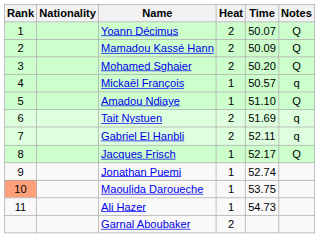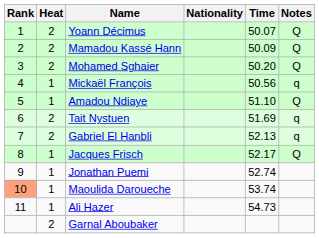columns swapped: (231, 13) <-> (68, 13)
(262, 84) 50.57 -> (262, 84) 50.56
(262, 136) 52.11 -> (262, 136) 52.13
(262, 189) 53.75 -> (262, 189) 53.74
